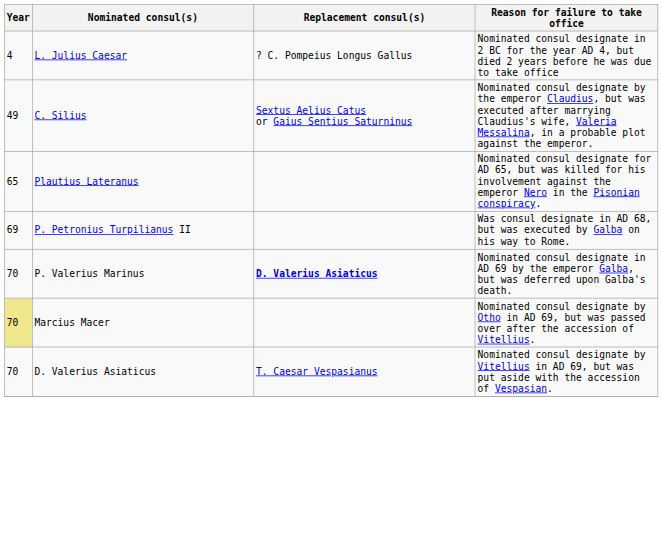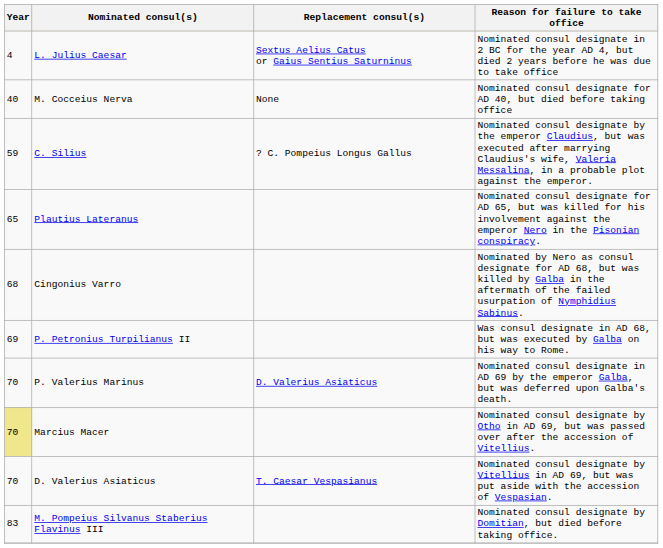(334, 56) ? C. Pompeius Longus Gallus -> (334, 56) Sextus Aelius Catus or Gaius Sentius Saturninus
+ row: (83, 99)
(12, 116) 49 -> (12, 154) 59
(334, 116) Sextus Aelius Catus or Gaius Sentius Saturninus -> (334, 154) ? C. Pompeius Longus Gallus
+ row: (78, 285)
(317, 274) bold -> (317, 383) normal
+ row: (121, 524)
